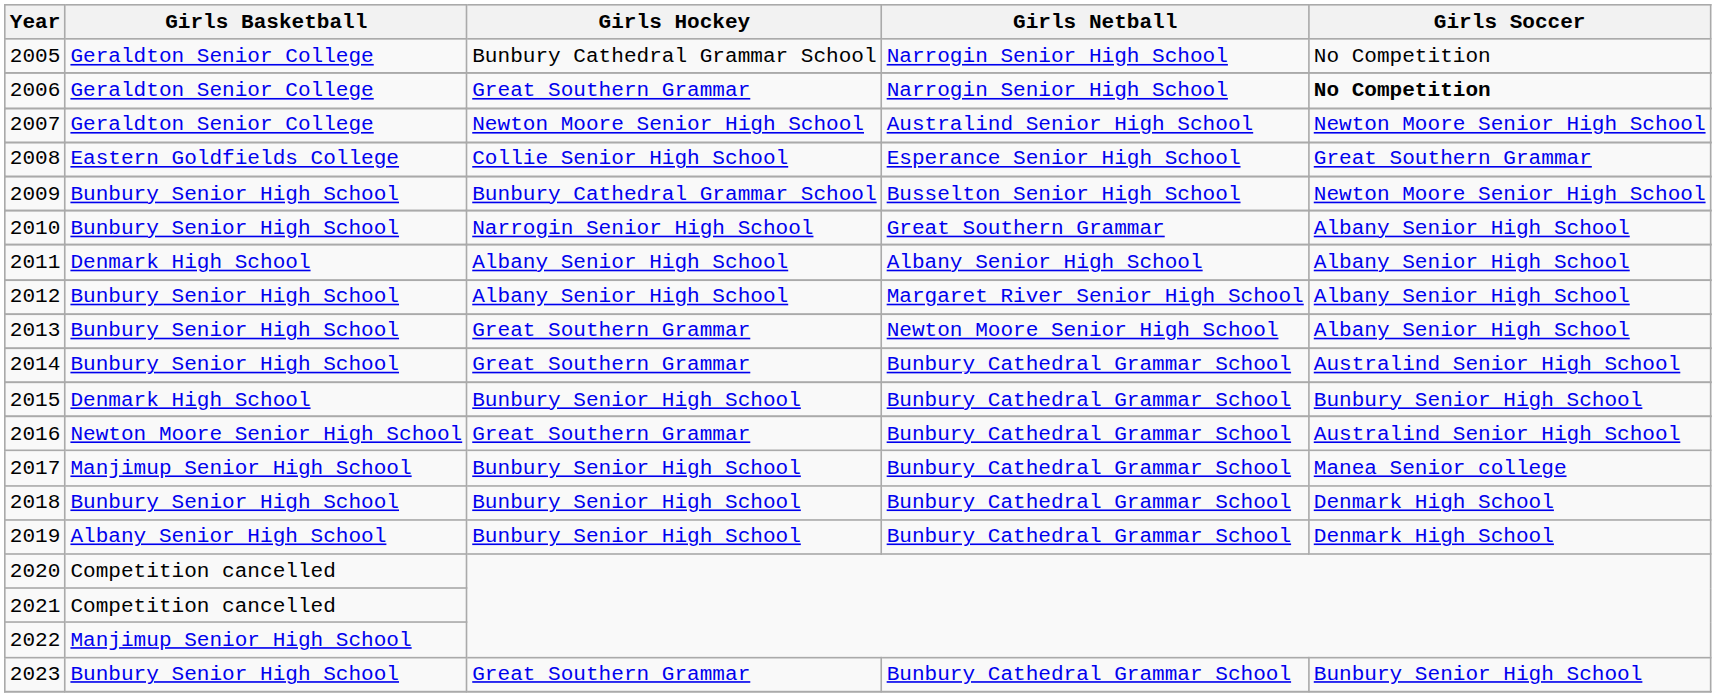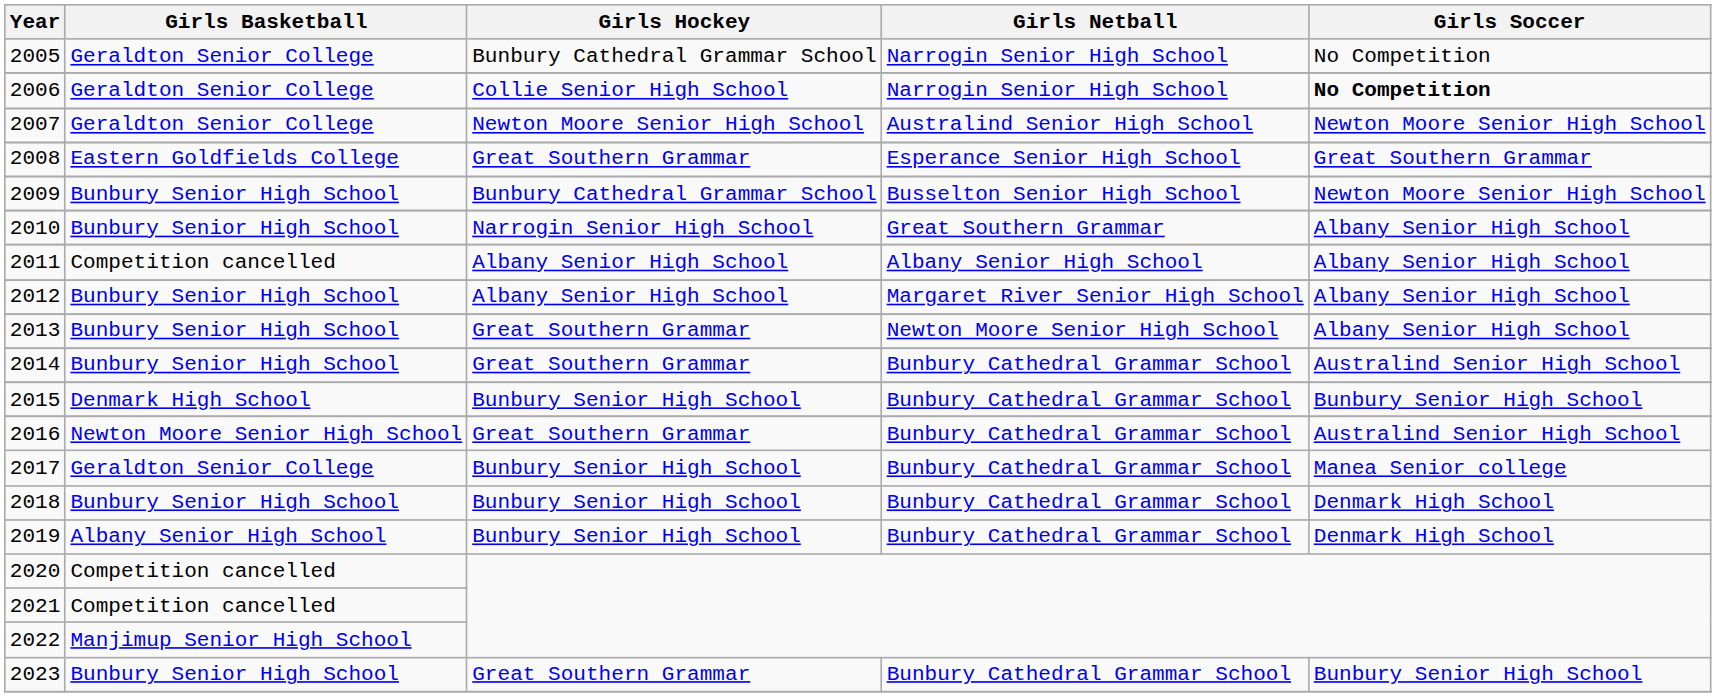(611, 91) Great Southern Grammar -> (630, 91) Collie Senior High School
(630, 159) Collie Senior High School -> (611, 159) Great Southern Grammar
(190, 262) Denmark High School -> (203, 262) Competition cancelled
(241, 468) Manjimup Senior High School -> (222, 468) Geraldton Senior College
